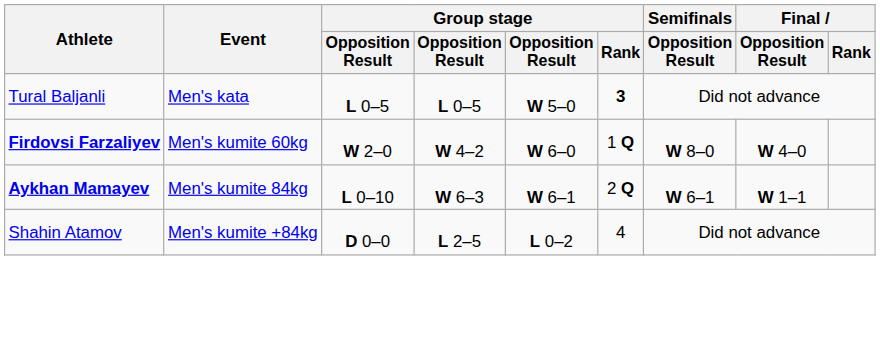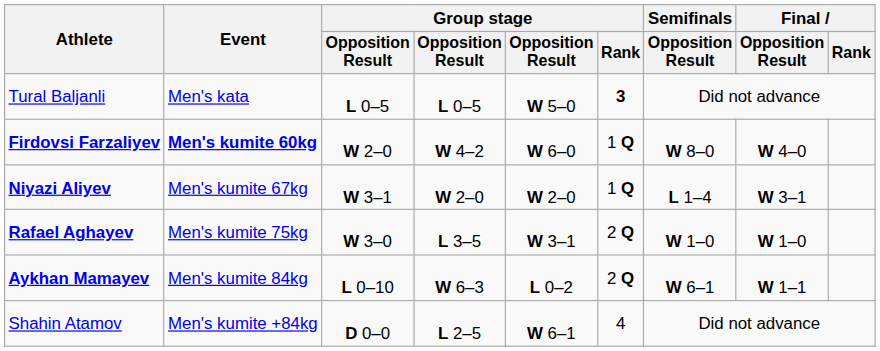(238, 142) normal -> (243, 142) bold
+ row: (60, 188)
+ row: (71, 233)
(551, 197) W 6–1 -> (551, 288) L 0–2
(551, 242) L 0–2 -> (551, 333) W 6–1
